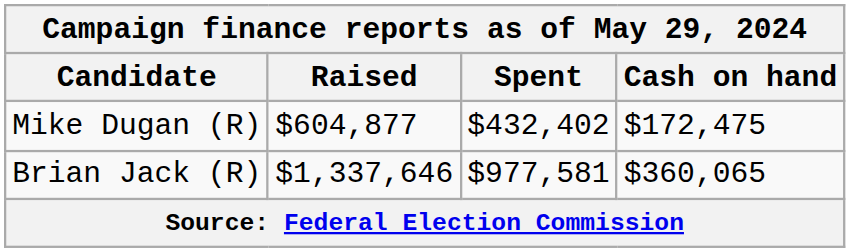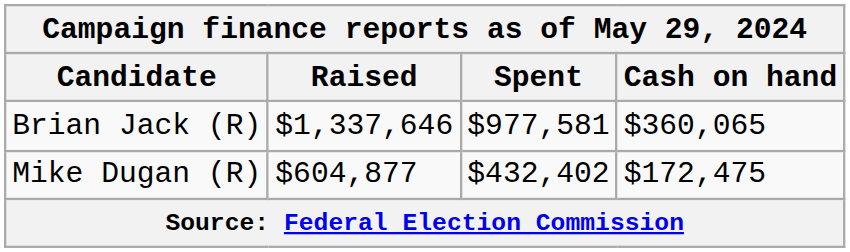rows swapped: (137, 126) <-> (137, 174)
